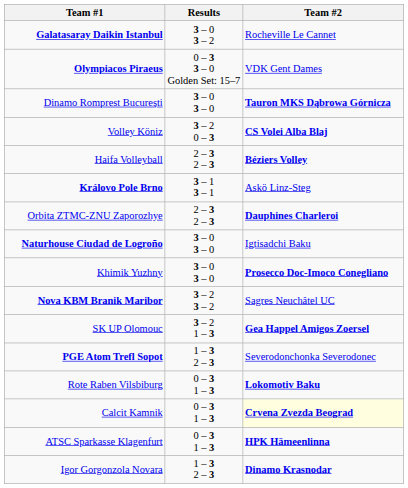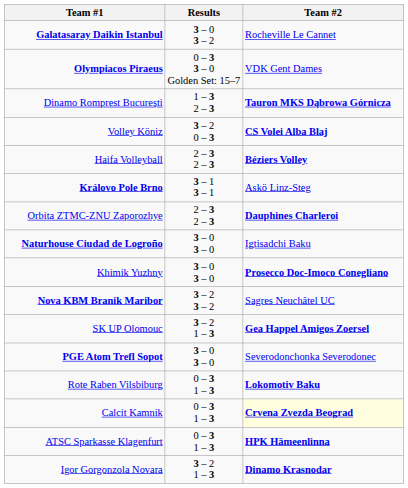(204, 103) 3 – 0 3 – 0 -> (204, 103) 1 – 3 2 – 3
(204, 356) 1 – 3 2 – 3 -> (204, 356) 3 – 0 3 – 0
(204, 469) 1 – 3 2 – 3 -> (204, 469) 3 – 2 1 – 3
